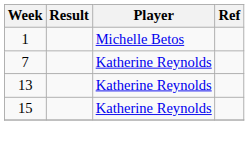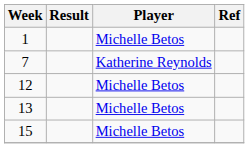+ row: (25, 85)
(154, 85) Katherine Reynolds -> (140, 108) Michelle Betos
(154, 108) Katherine Reynolds -> (140, 131) Michelle Betos
